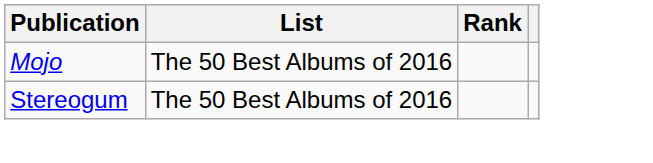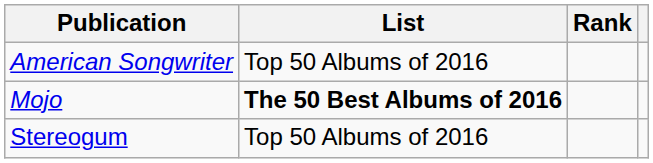+ row: (122, 61)
(301, 61) normal -> (403, 99) bold
(301, 99) The 50 Best Albums of 2016 -> (366, 137) Top 50 Albums of 2016
